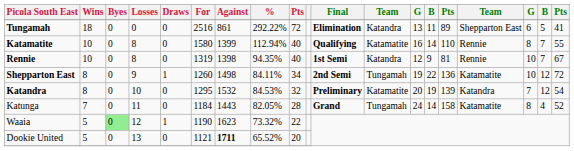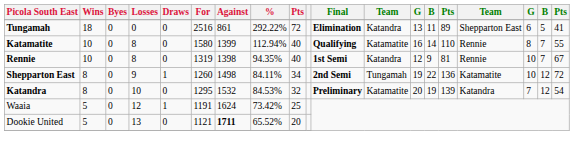- row: (23, 106)
(110, 121) lightgreen background -> (110, 106) no background
(203, 121) 1190 -> (203, 106) 1191
(226, 121) 1623 -> (226, 106) 1624
(267, 121) 73.32% -> (267, 106) 73.42%
(296, 121) 22 -> (296, 106) 25
